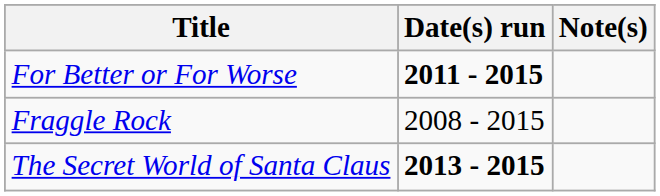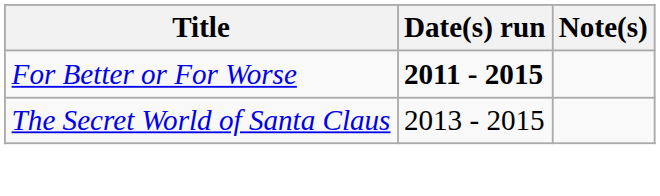- row: (91, 119)
(474, 166) bold -> (474, 119) normal
